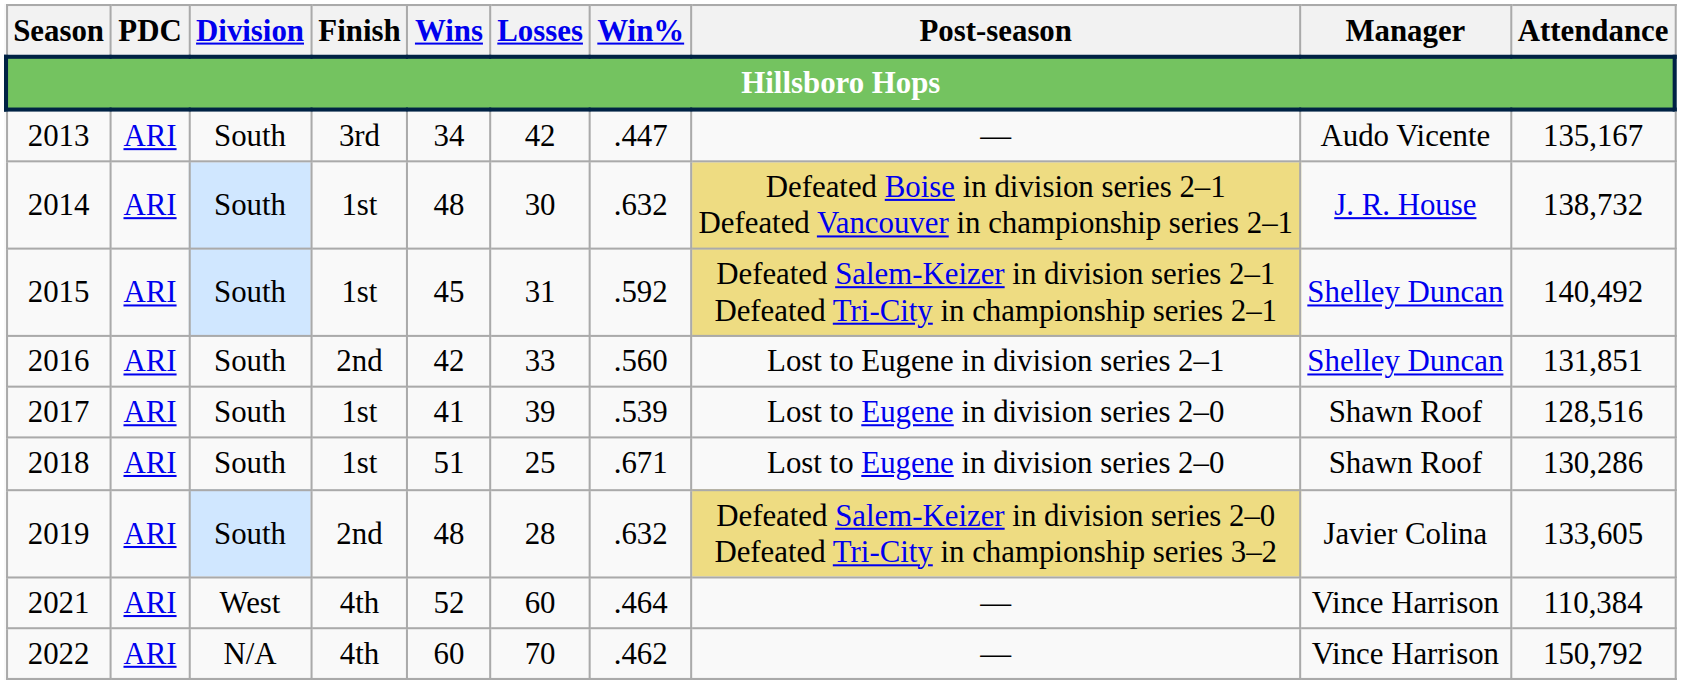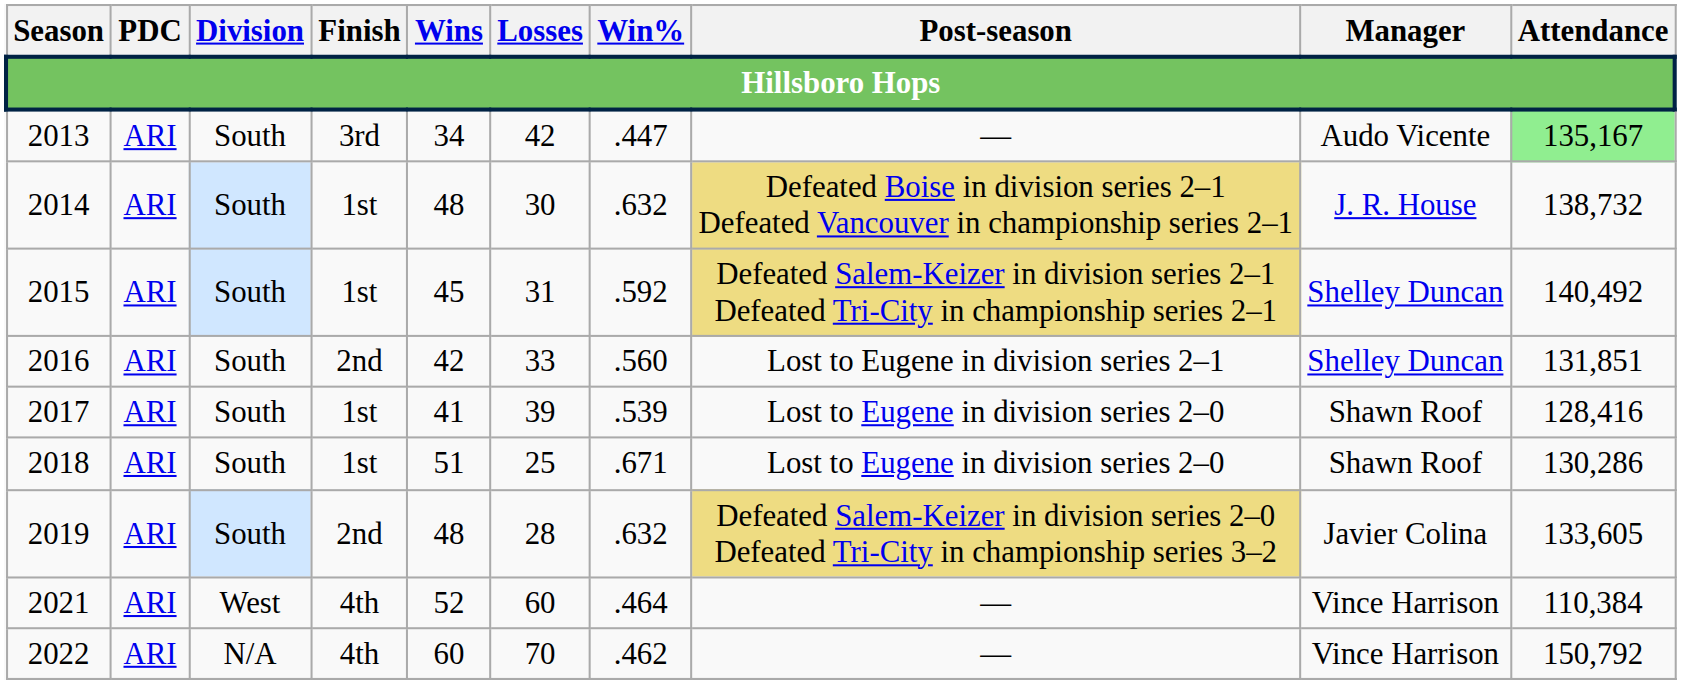(1593, 135) no background -> (1593, 135) lightgreen background
(1593, 412) 128,516 -> (1593, 412) 128,416
